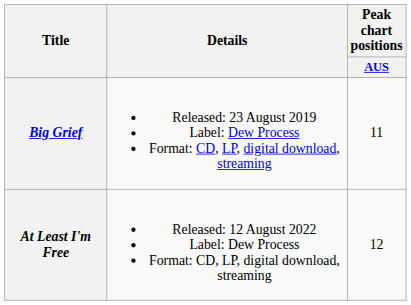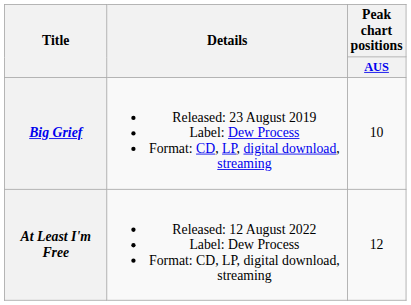(377, 133) 11 -> (377, 133) 10
